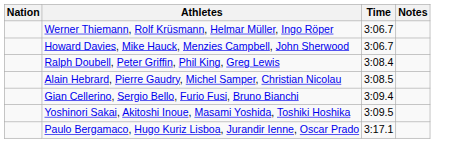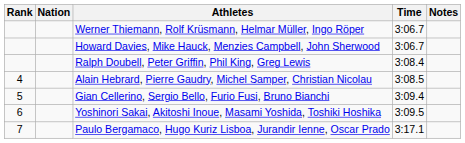+ column: (20, 12)
